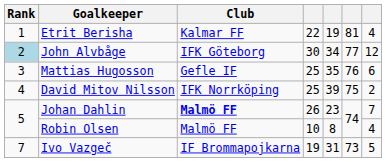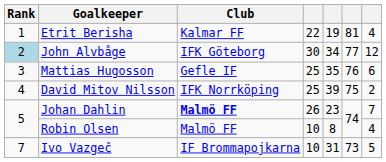(313, 147) 19 -> (313, 147) 10
